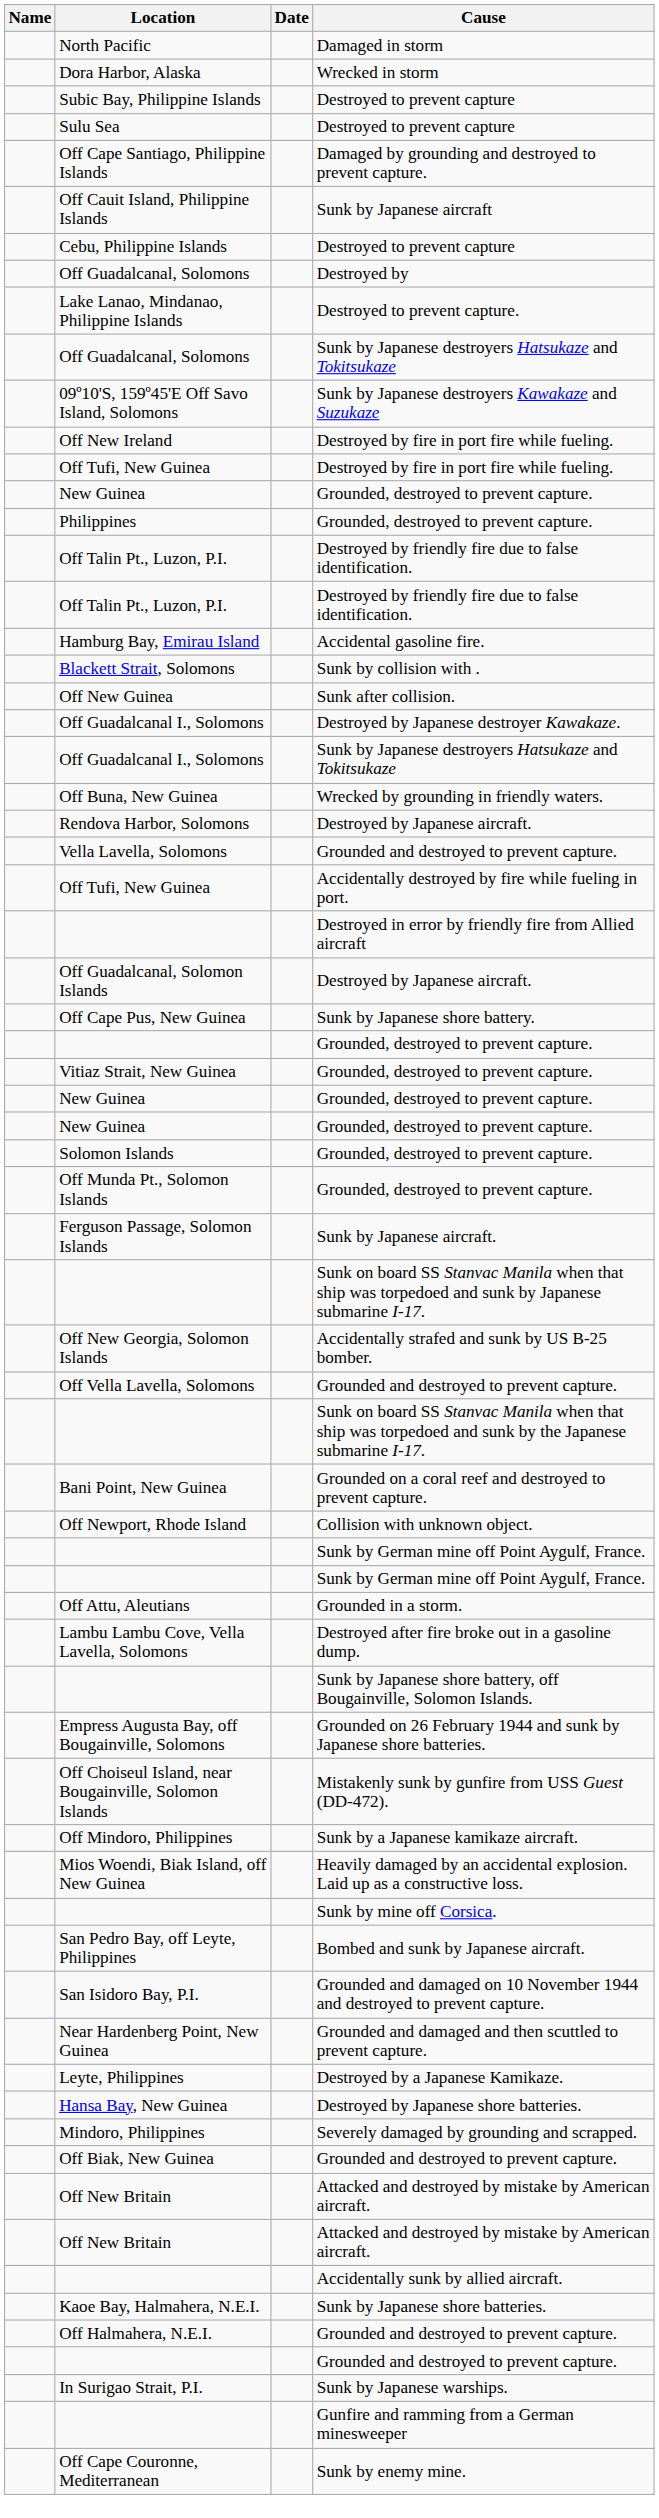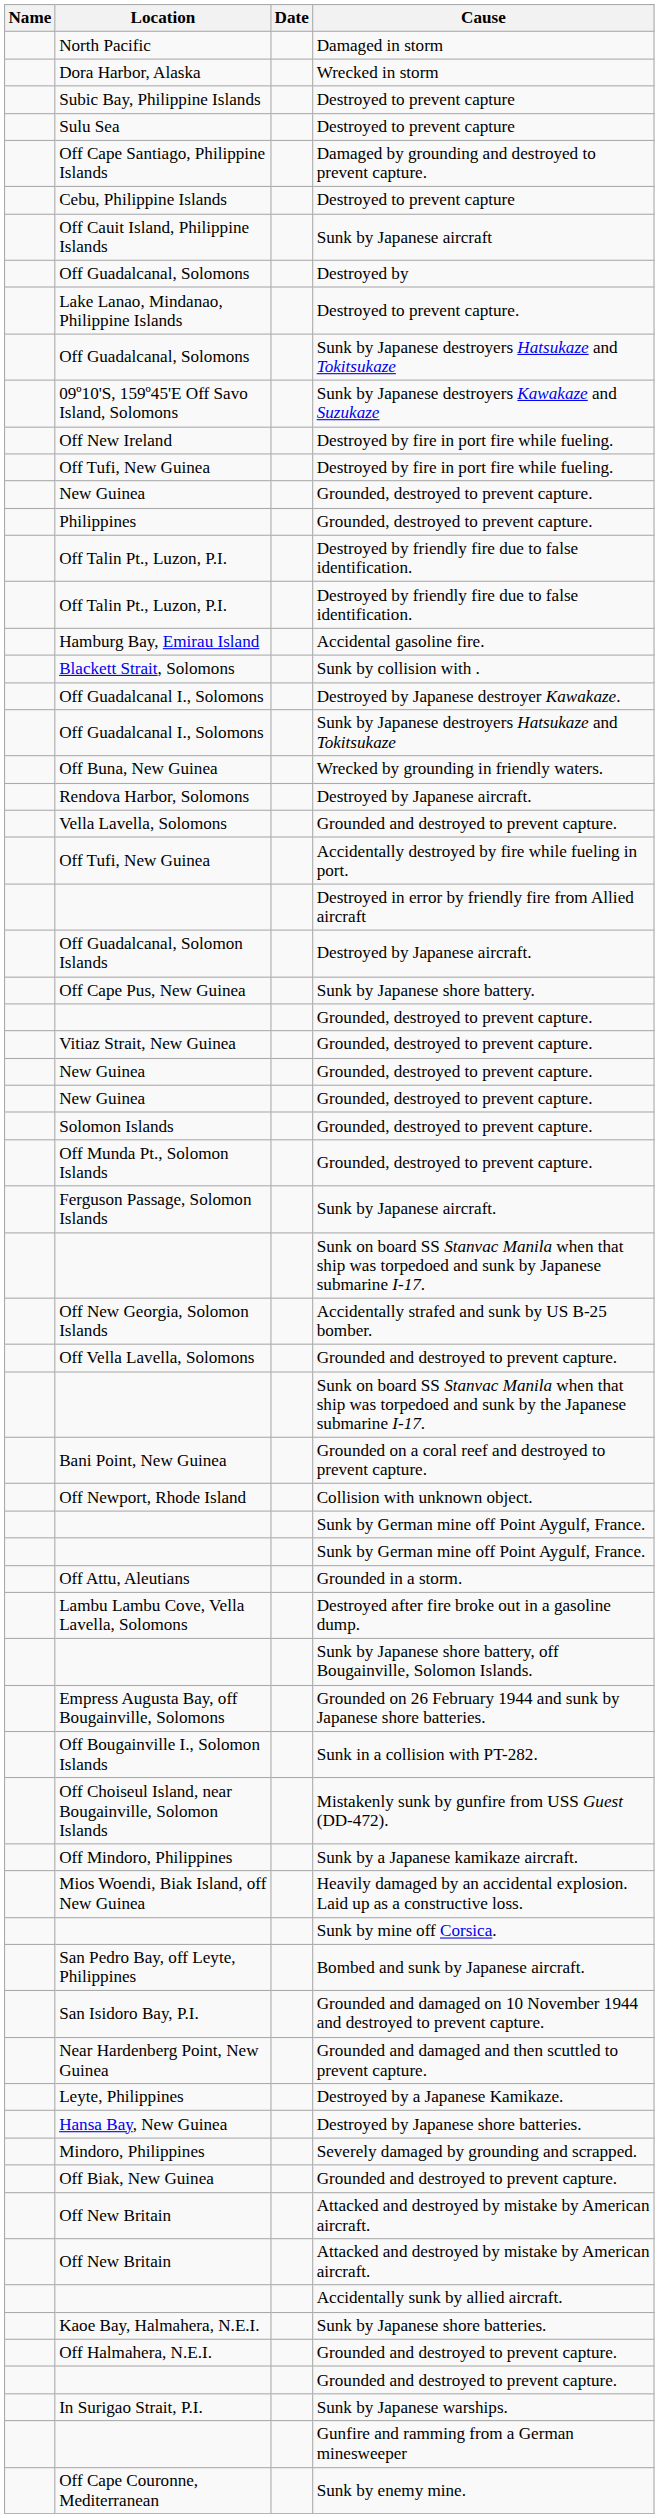rows swapped: (154, 209) <-> (143, 246)
- row: (116, 695)
+ row: (160, 1754)
